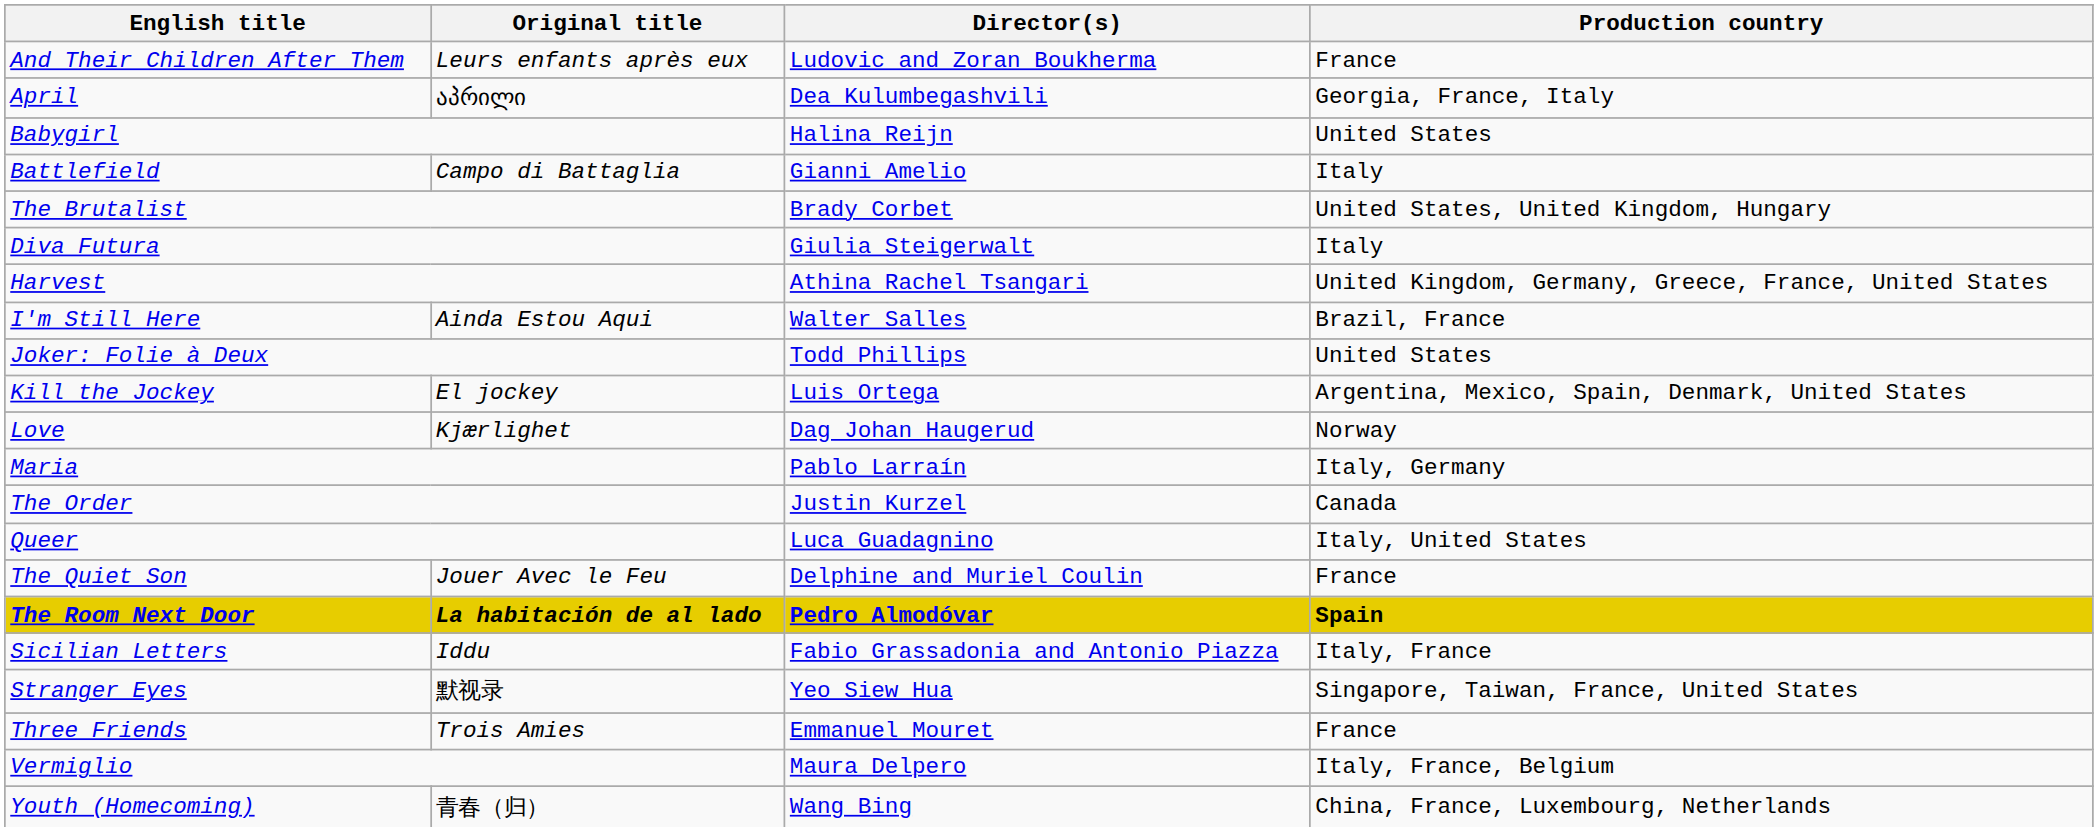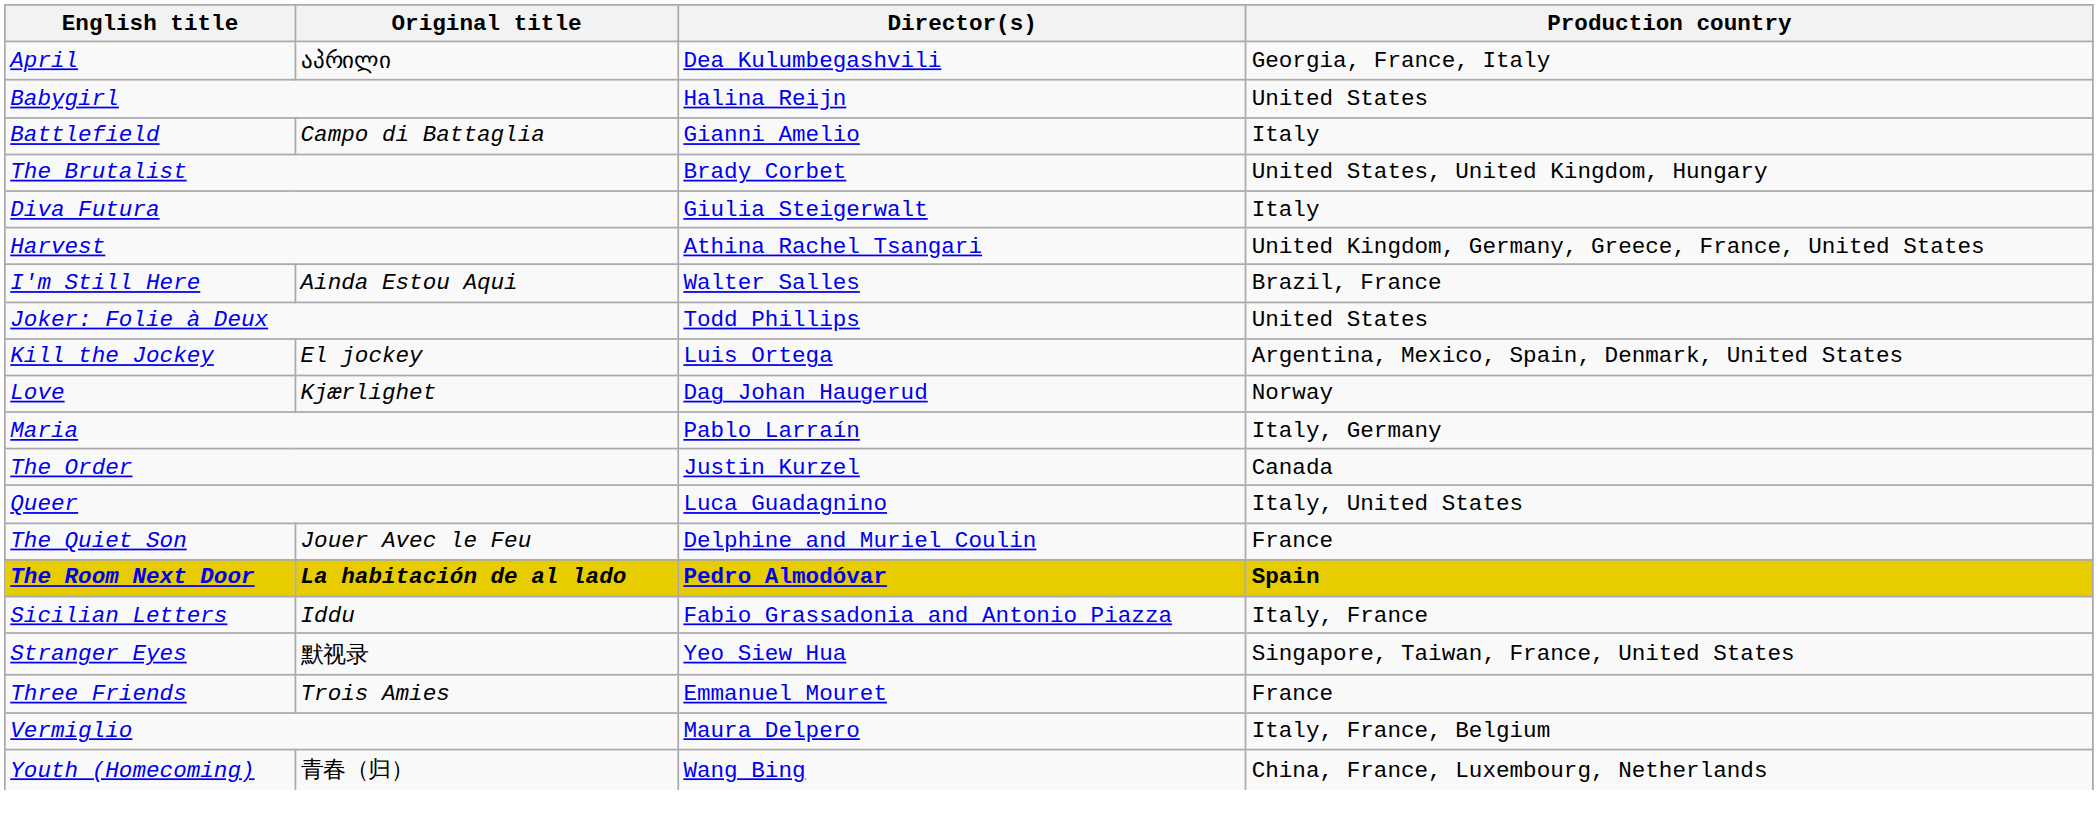- row: (207, 60)
